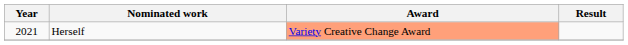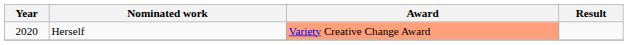(27, 31) 2021 -> (27, 31) 2020
